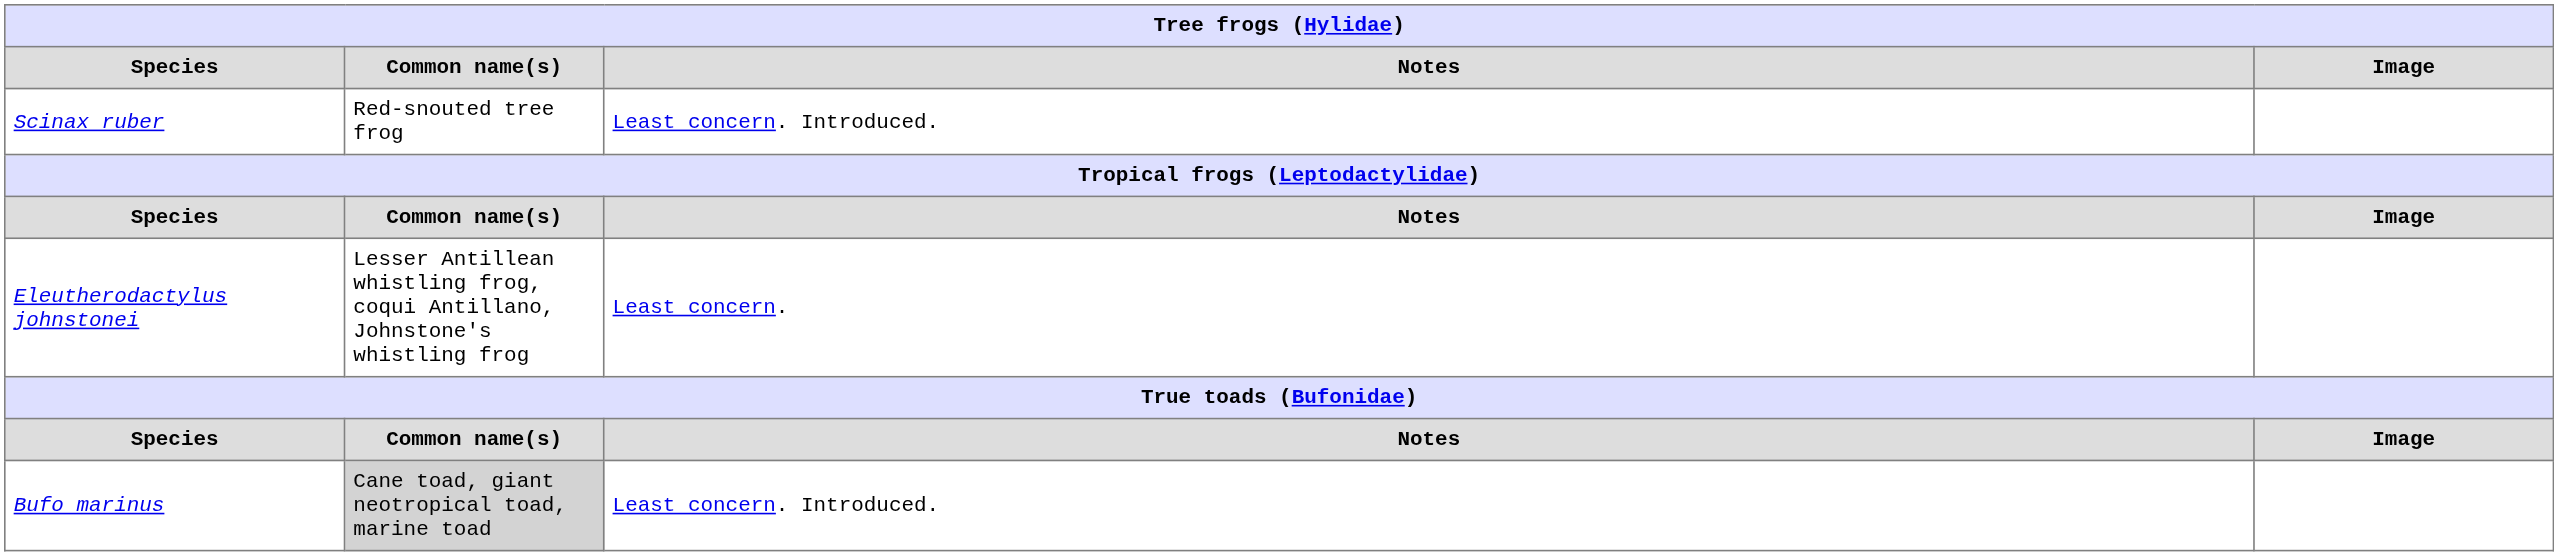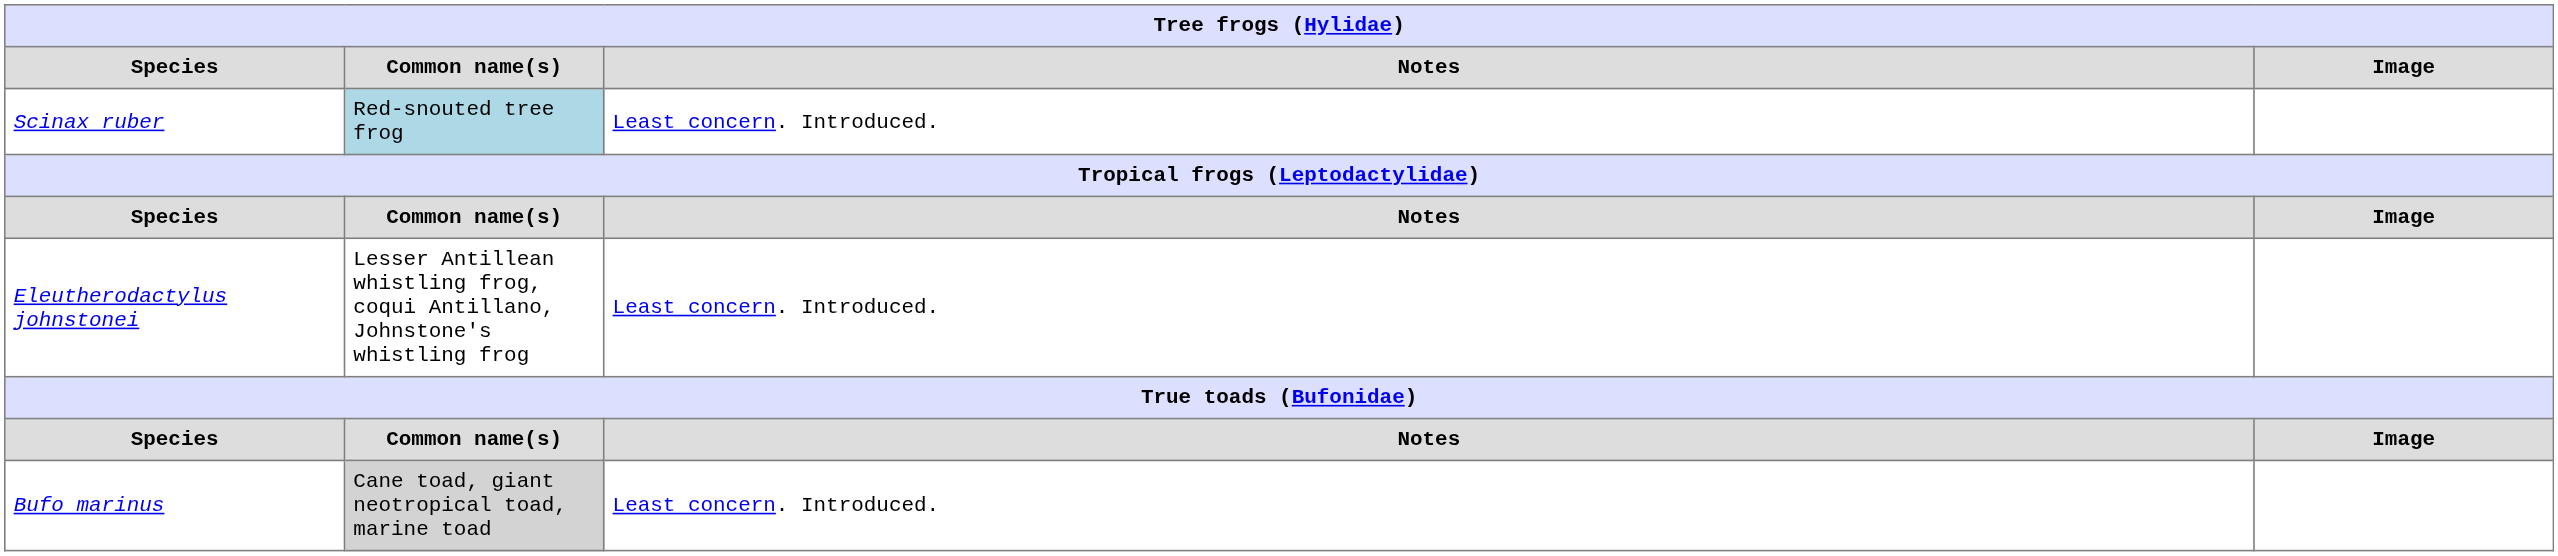(454, 122) no background -> (454, 122) lightblue background
(701, 307) Least concern. -> (776, 307) Least concern. Introduced.
